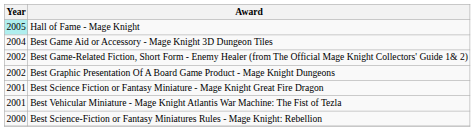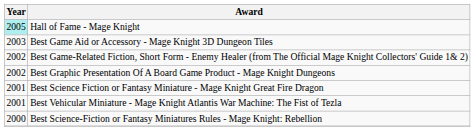(16, 42) 2004 -> (16, 42) 2003
